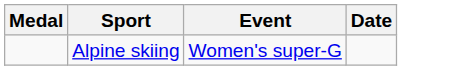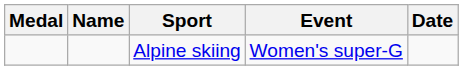+ column: (98, 20)
